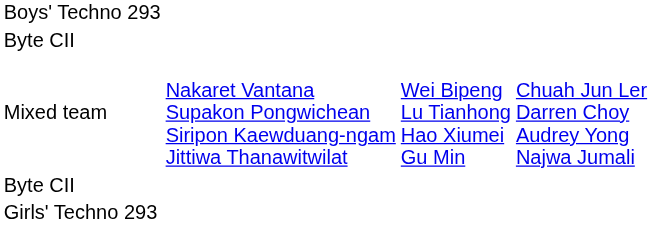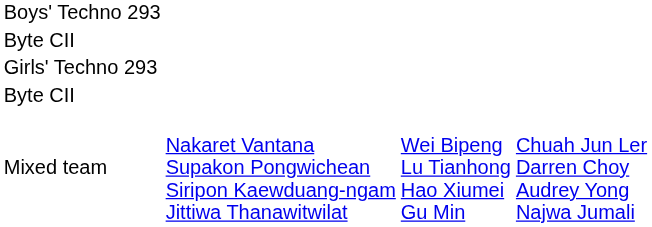rows swapped: (81, 212) <-> (55, 112)
